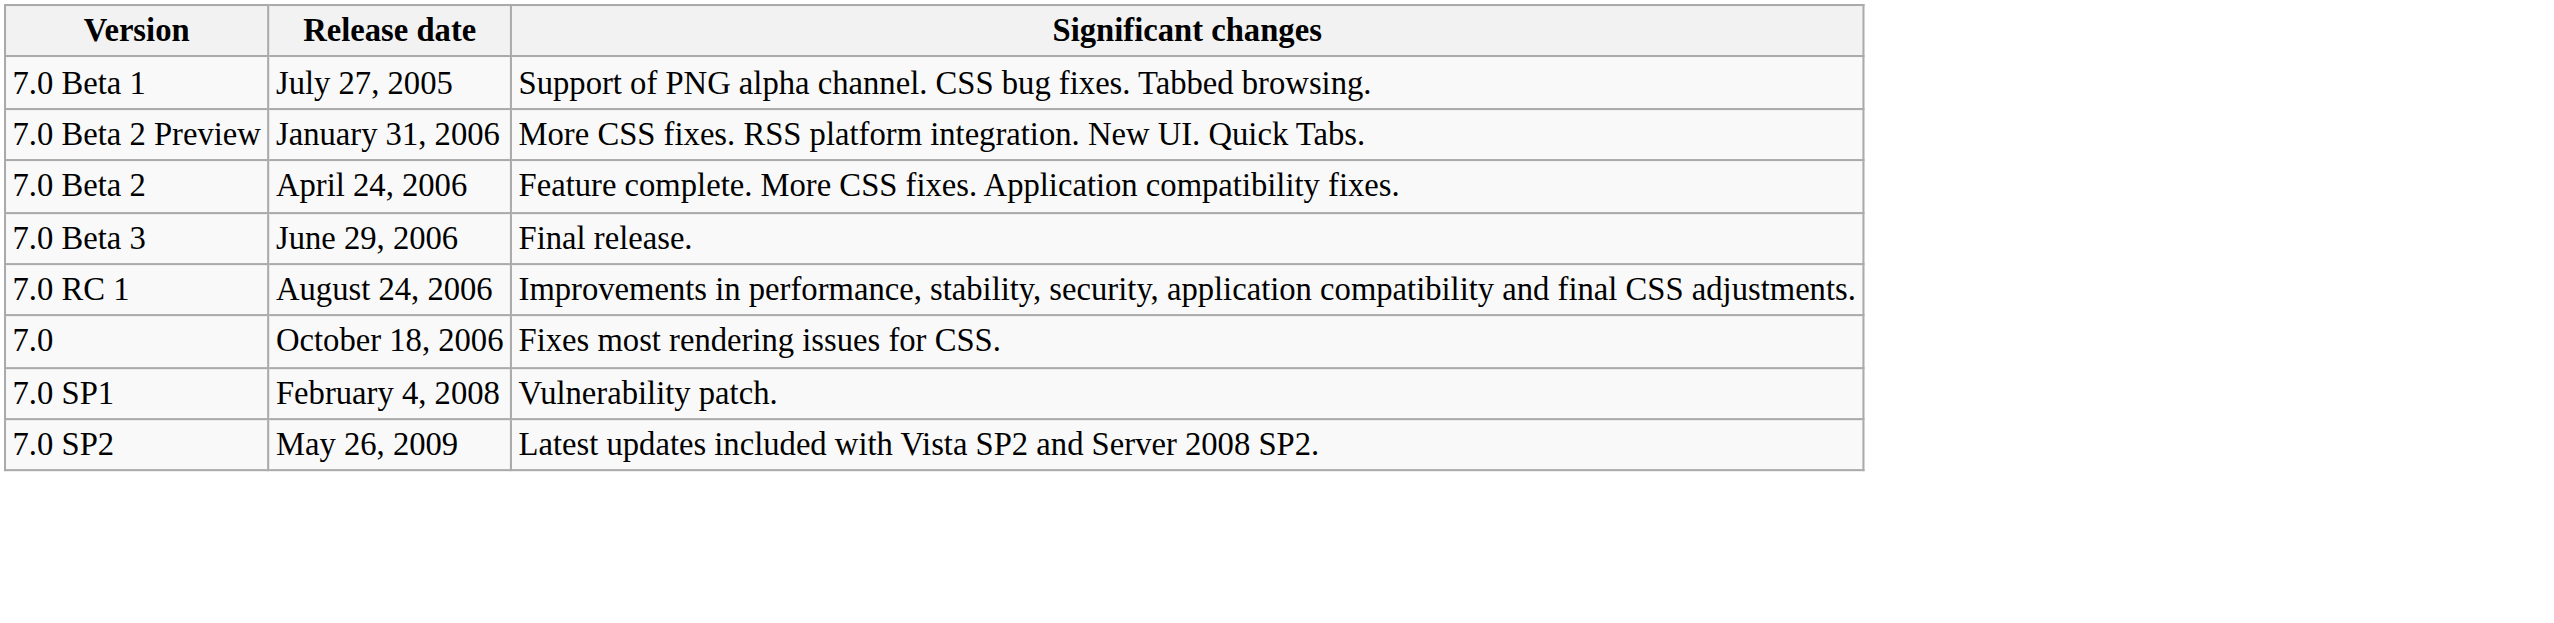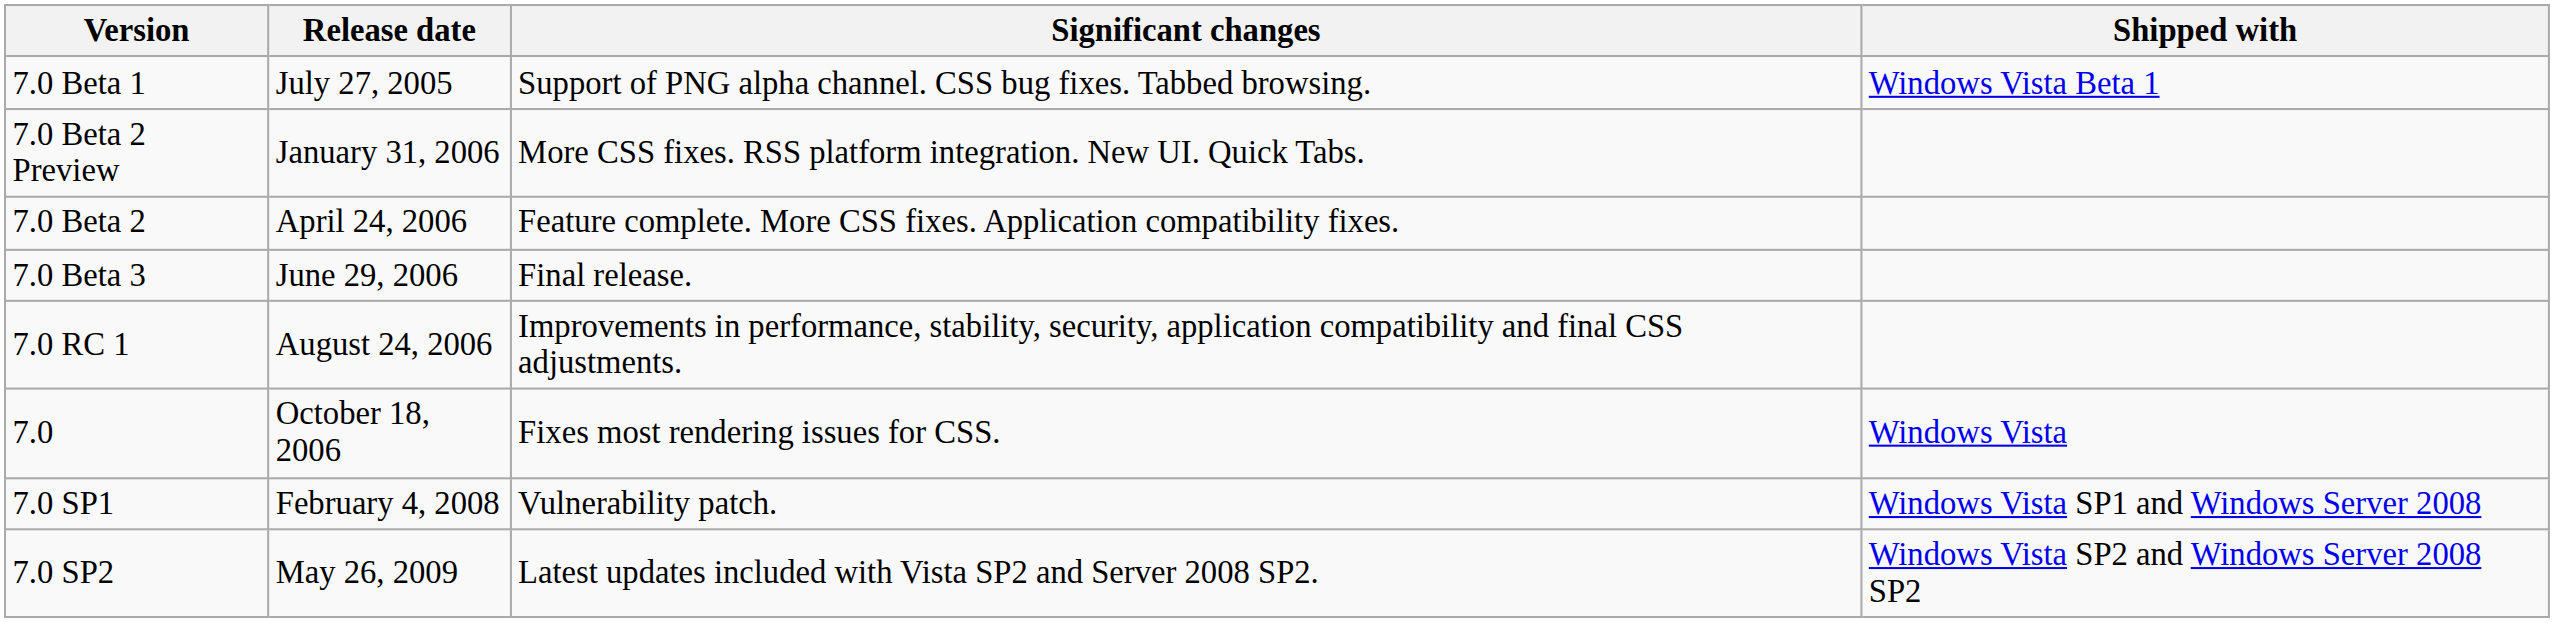+ column: (2205, 30)
